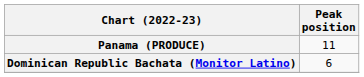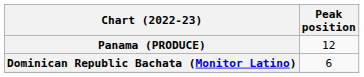(329, 45) 11 -> (329, 45) 12
